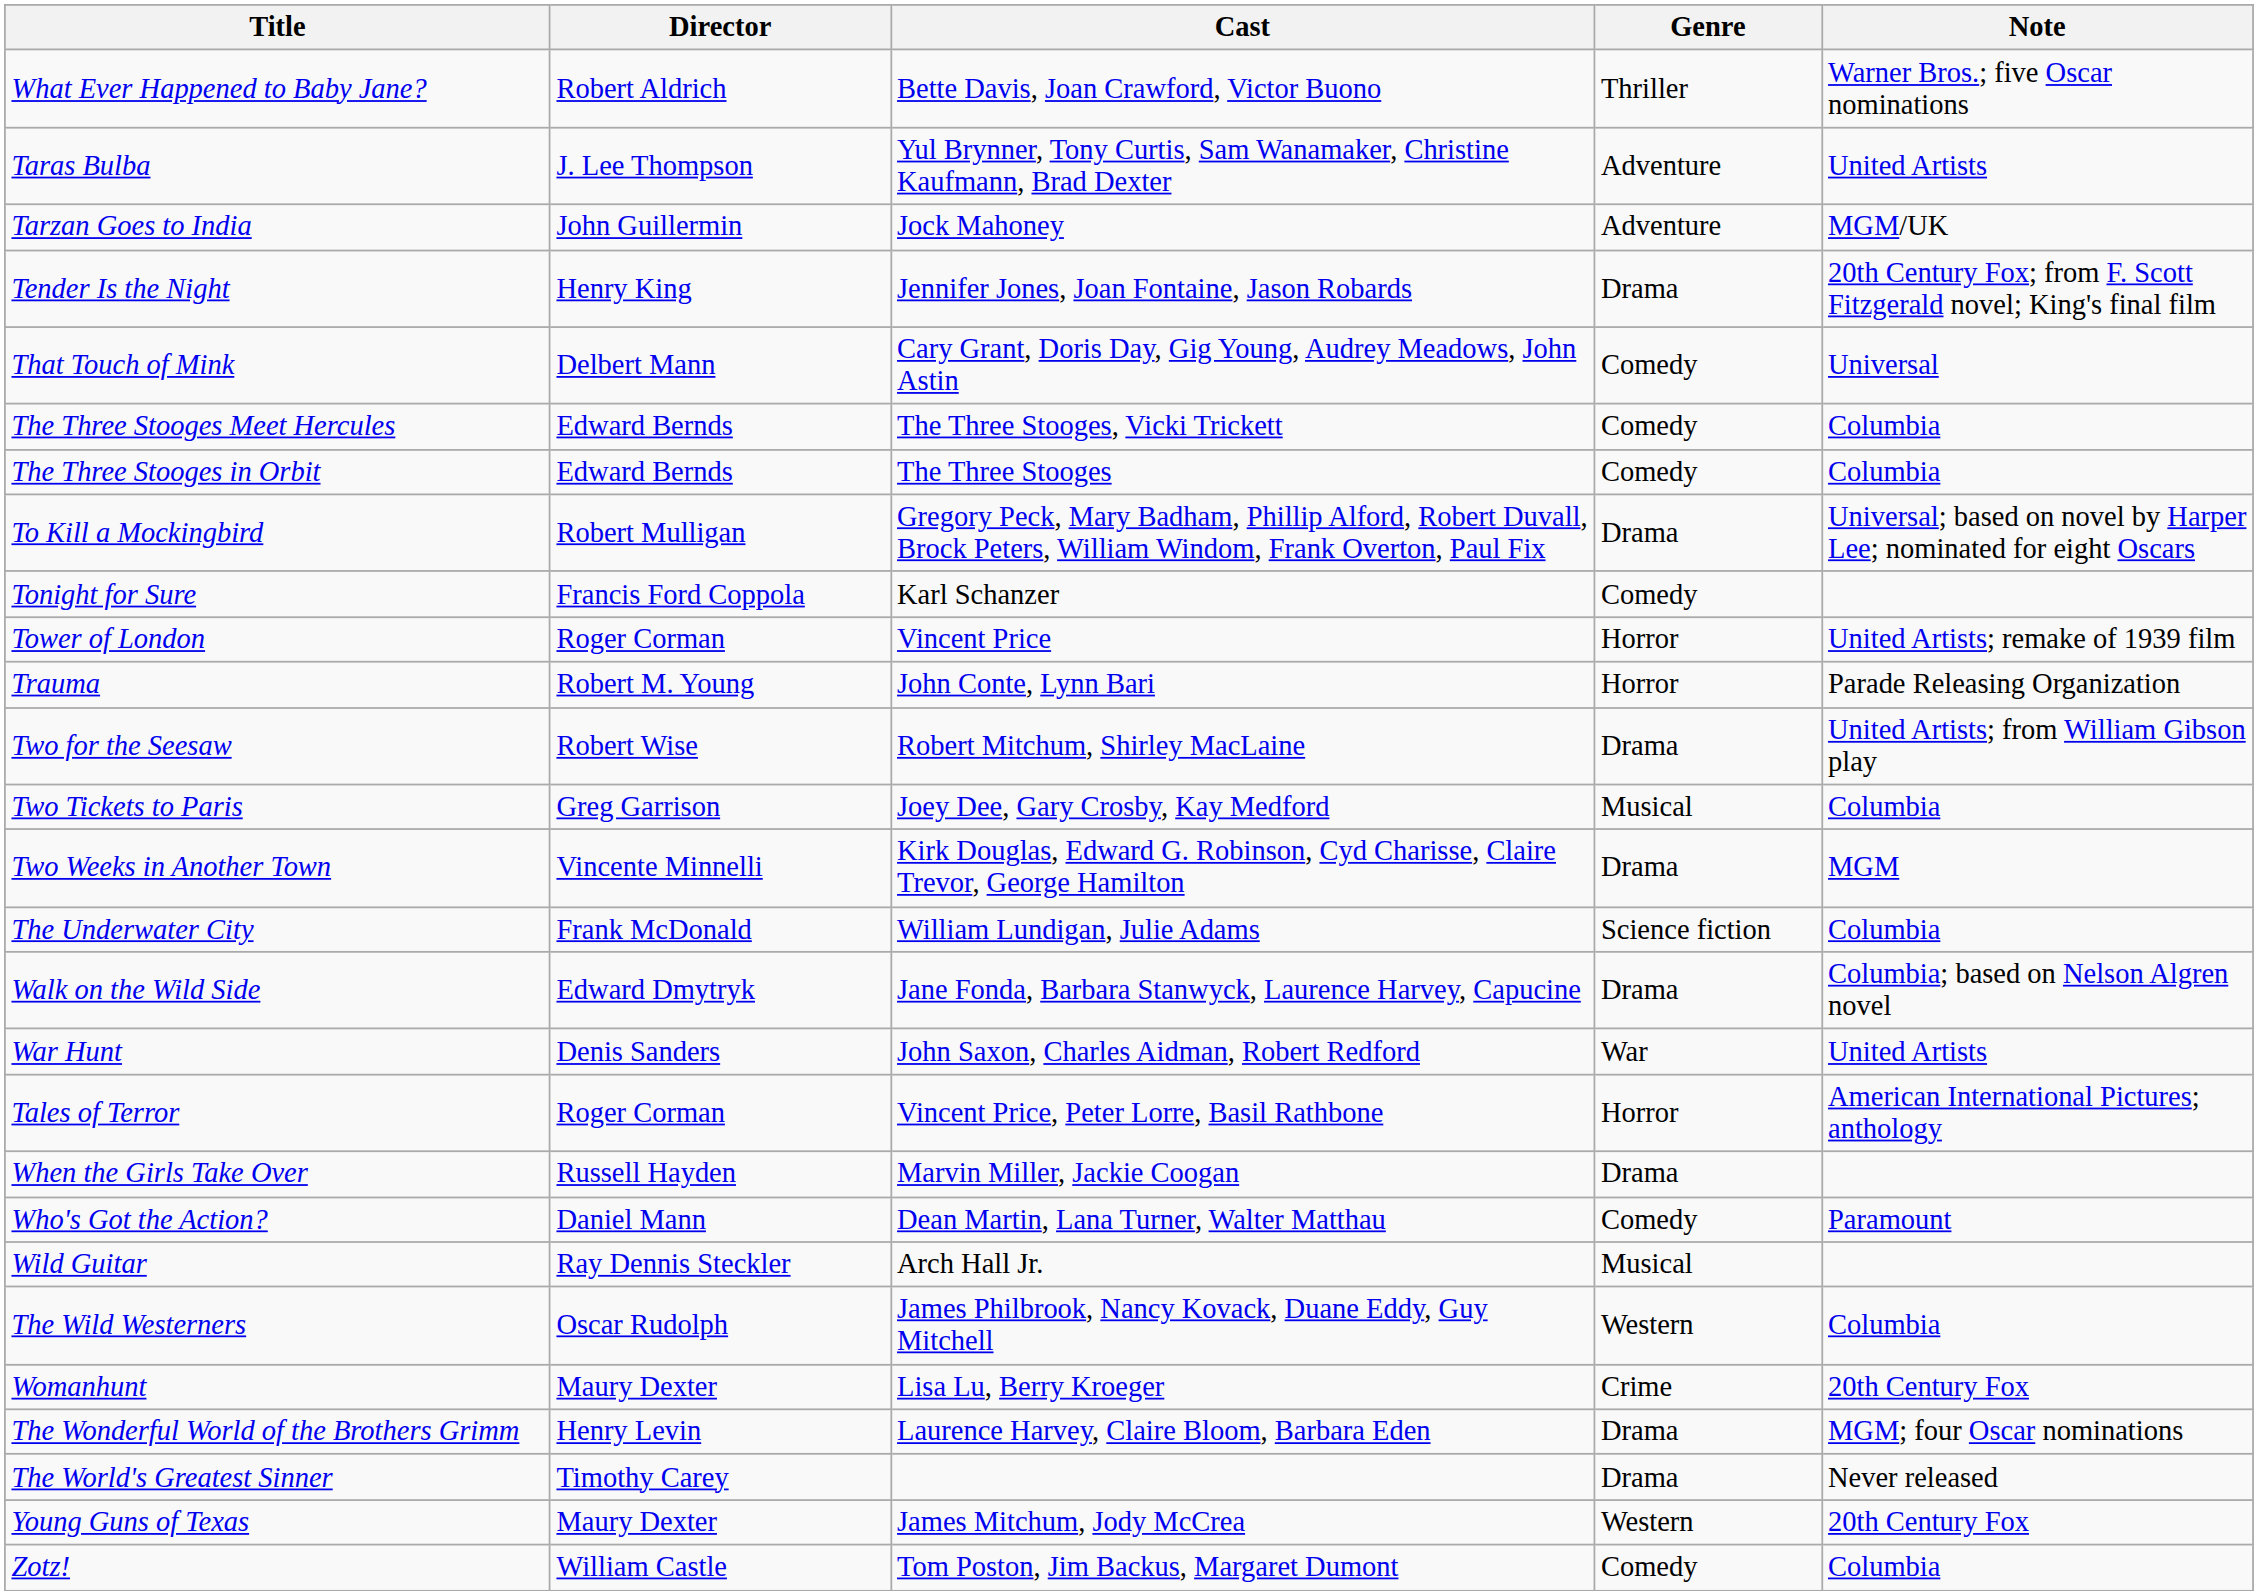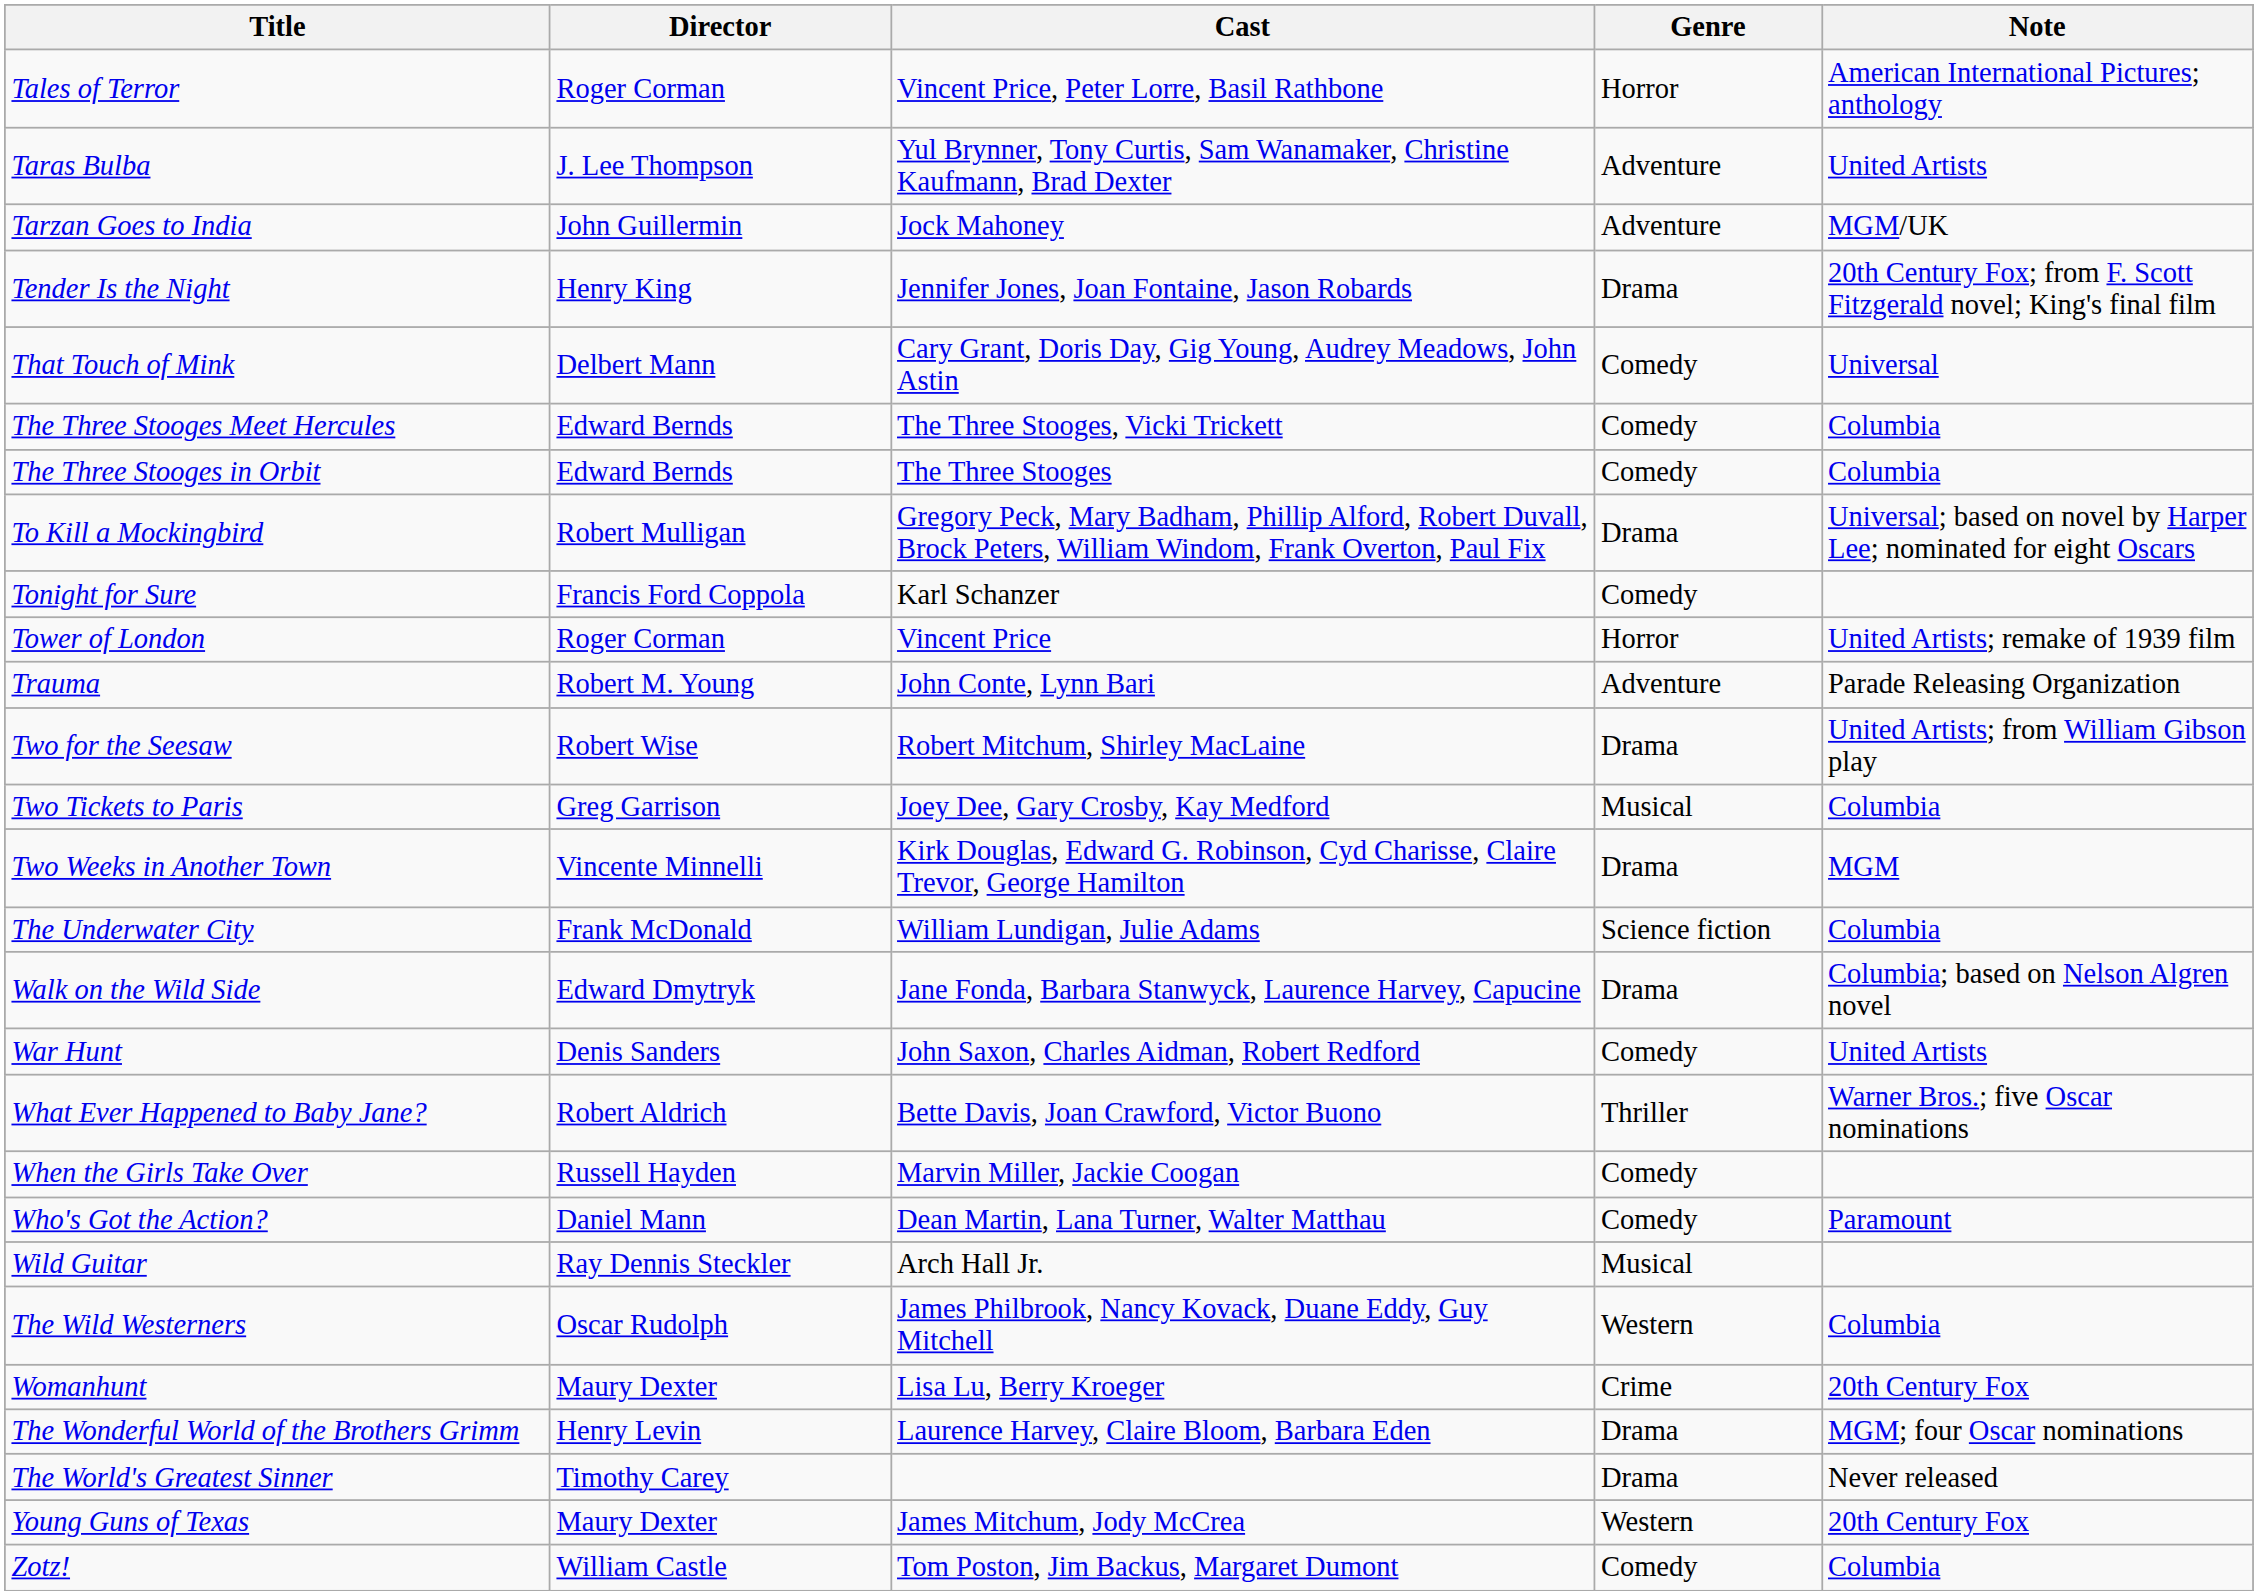rows swapped: (95, 1112) <-> (219, 88)
(1640, 684) Horror -> (1661, 684) Adventure
(1624, 1051) War -> (1649, 1051) Comedy
(1640, 1173) Drama -> (1649, 1173) Comedy
